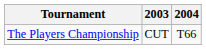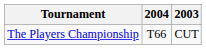columns swapped: (157, 14) <-> (187, 14)
